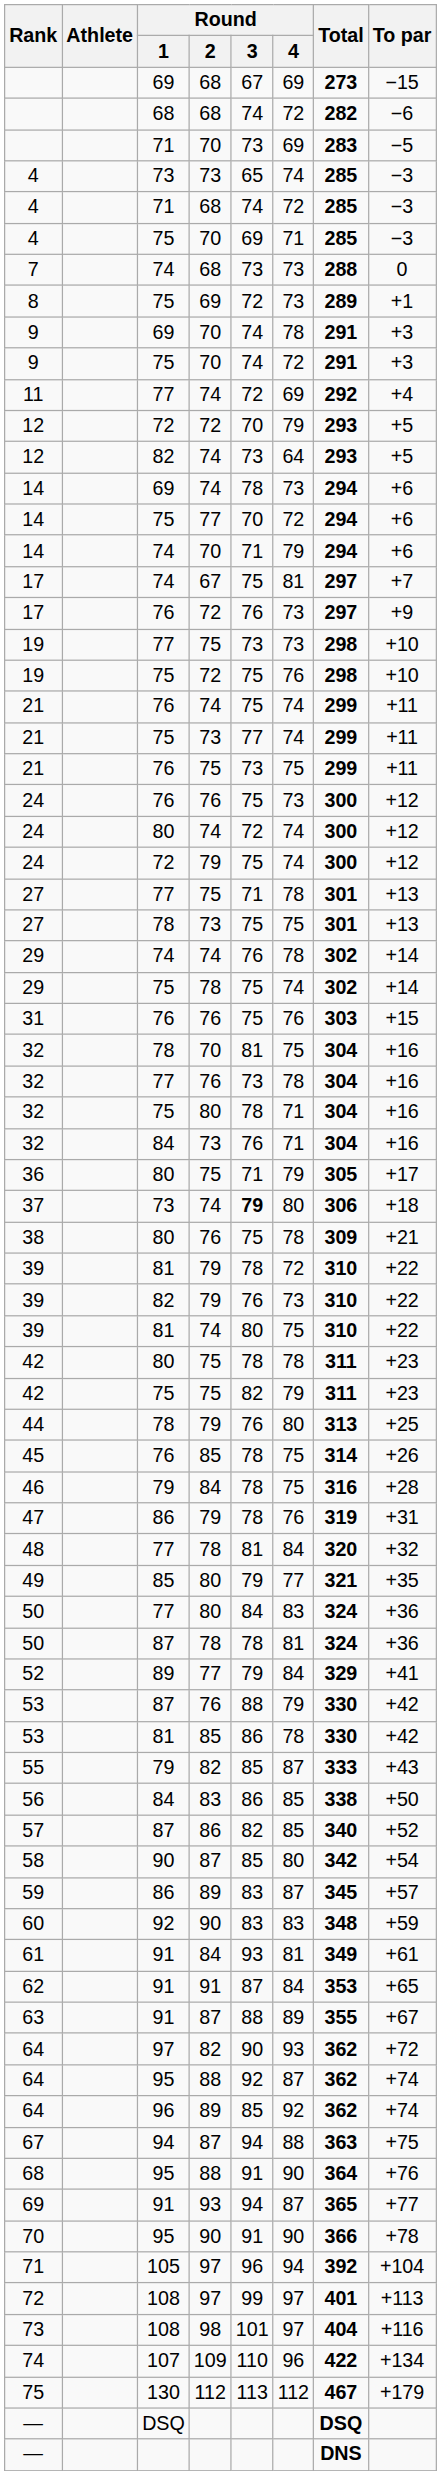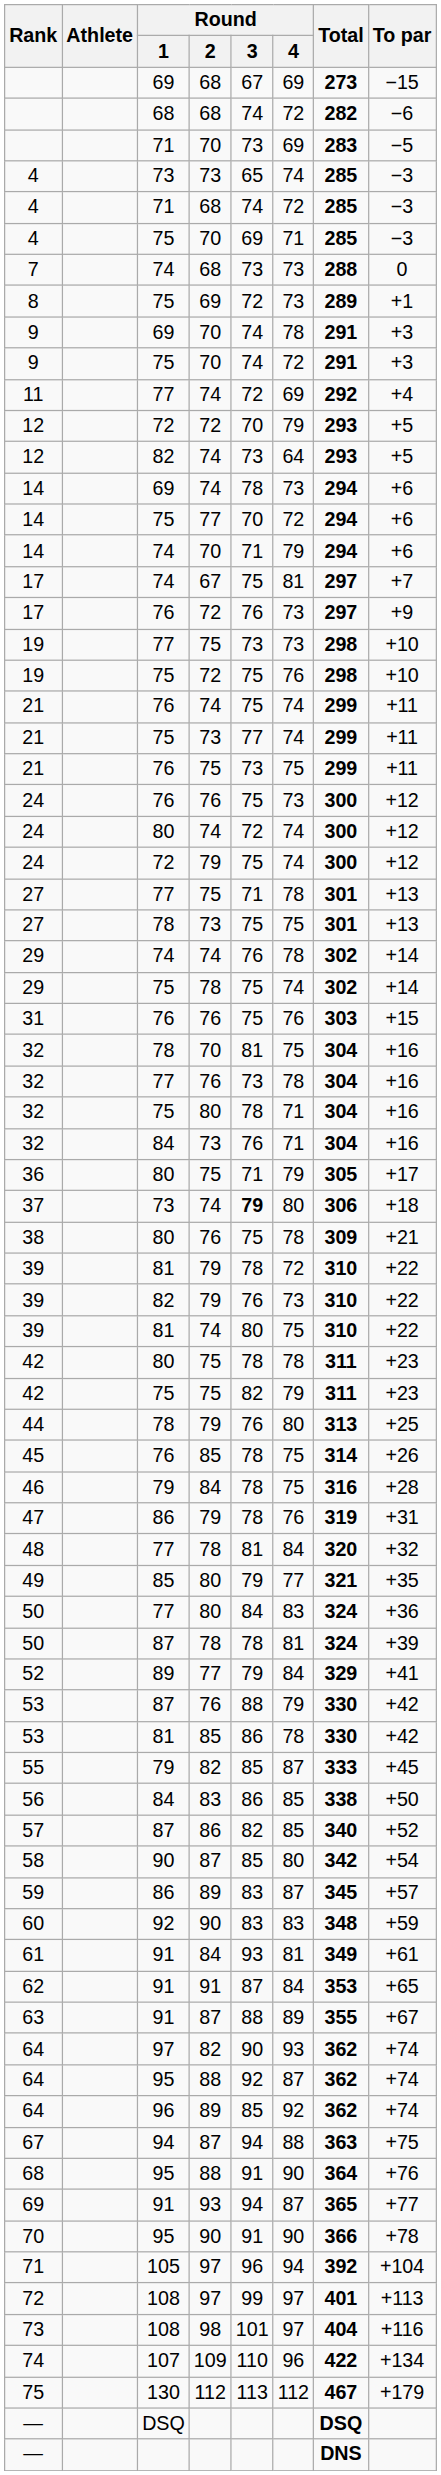(402, 1643) +36 -> (402, 1643) +39
(402, 1767) +43 -> (402, 1767) +45
(402, 2048) +72 -> (402, 2048) +74
